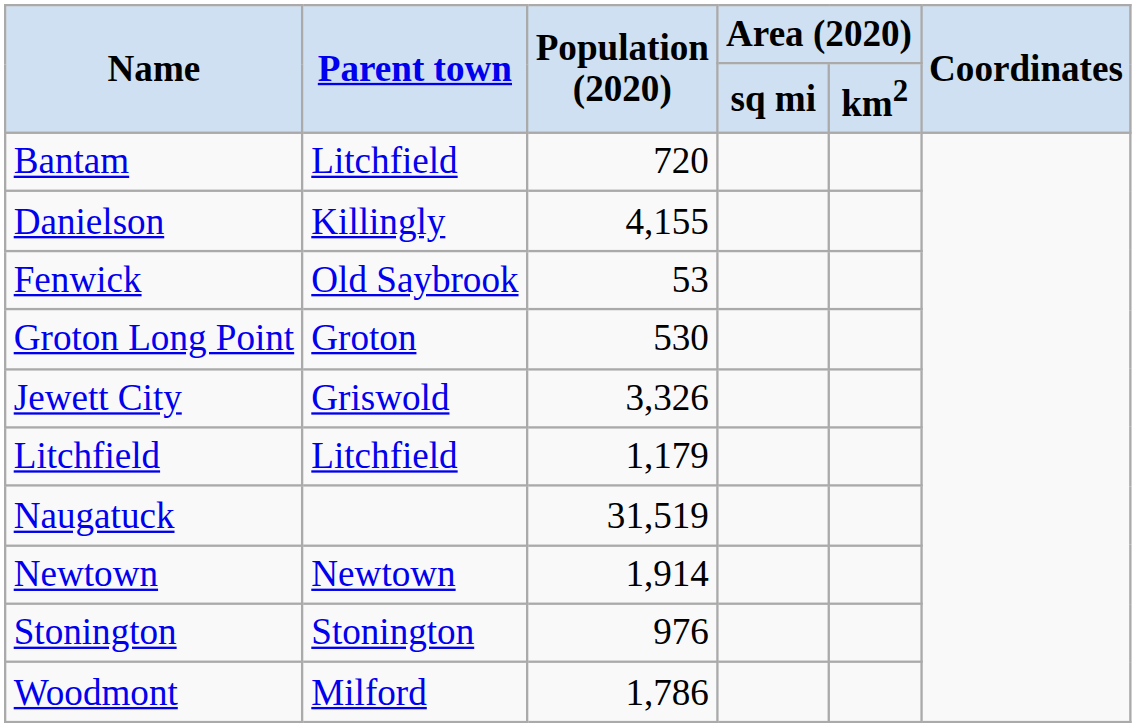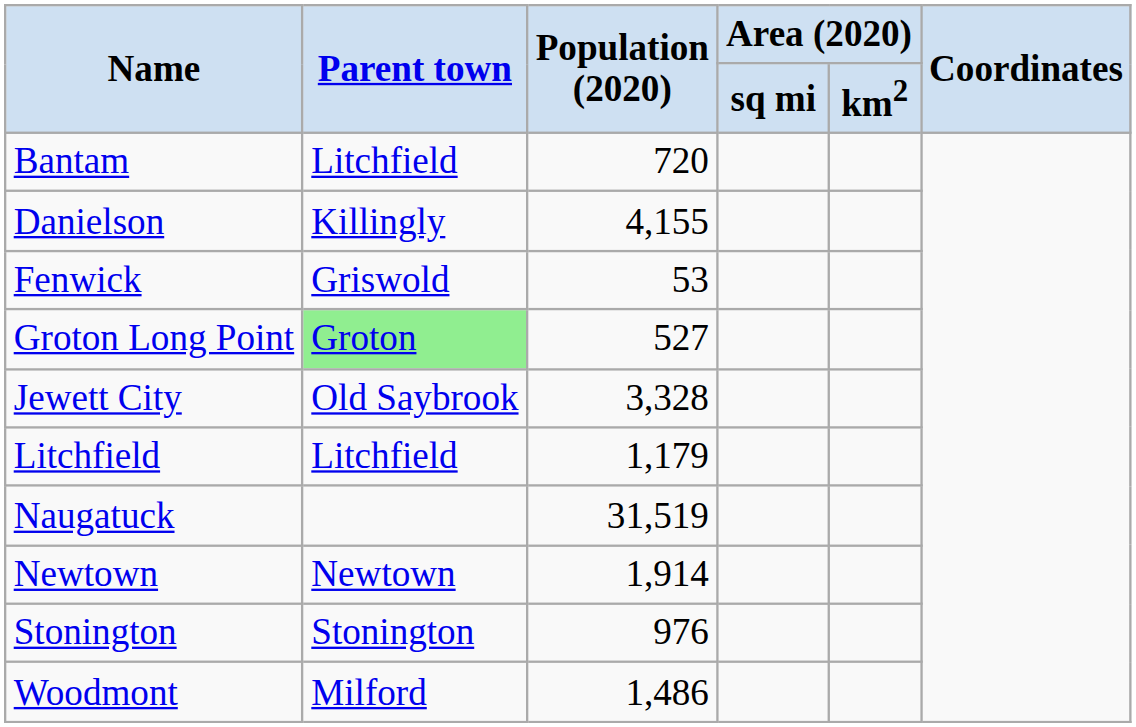(415, 279) Old Saybrook -> (380, 279) Griswold
(364, 338) no background -> (364, 338) lightgreen background
(681, 338) 530 -> (681, 338) 527
(380, 397) Griswold -> (415, 397) Old Saybrook
(667, 397) 3,326 -> (667, 397) 3,328
(667, 691) 1,786 -> (667, 691) 1,486
